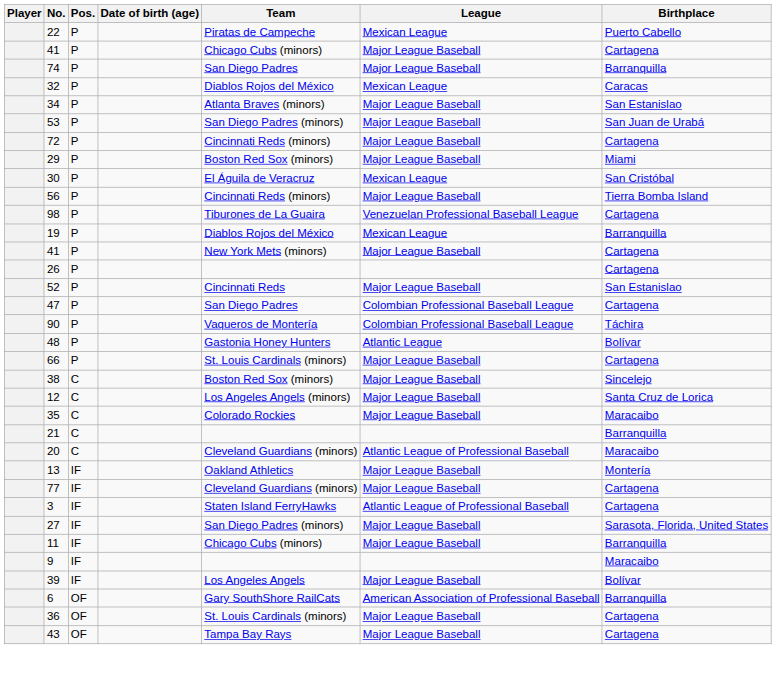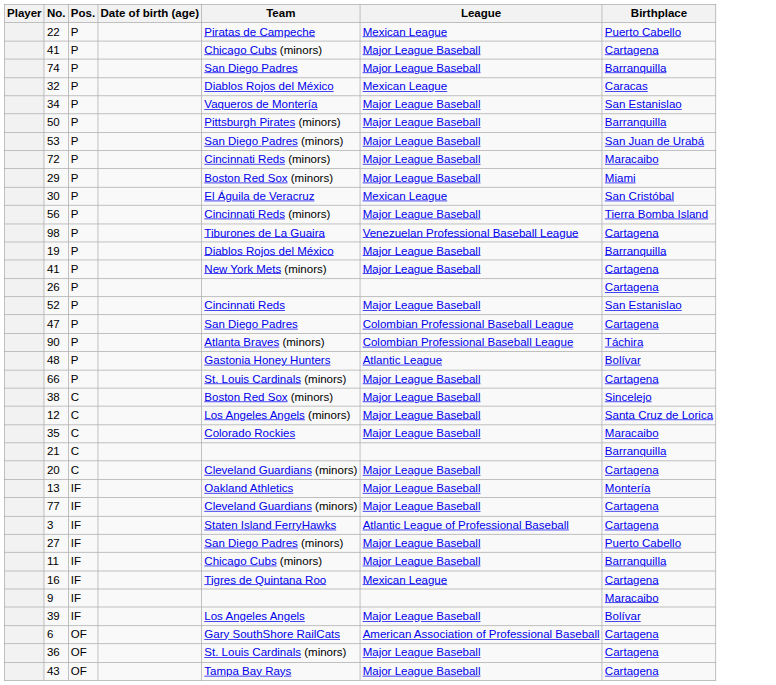(264, 104) Atlanta Braves (minors) -> (261, 104) Vaqueros de Montería
+ row: (53, 123)
(632, 141) Cartagena -> (632, 159) Maracaibo
(405, 232) Mexican League -> (422, 251) Major League Baseball
(261, 324) Vaqueros de Montería -> (264, 342) Atlanta Braves (minors)
(466, 452) Atlantic League of Professional Baseball -> (422, 470) Major League Baseball
(632, 452) Maracaibo -> (632, 470) Cartagena
(687, 525) Sarasota, Florida, United States -> (643, 543) Puerto Cabello
+ row: (53, 580)
(636, 598) Barranquilla -> (632, 634) Cartagena
